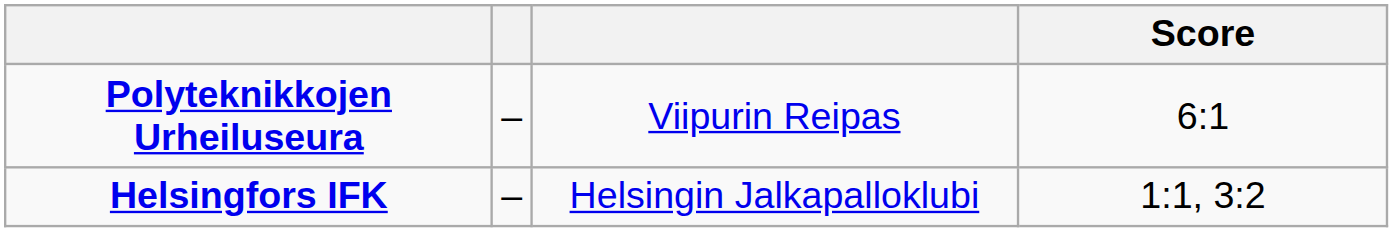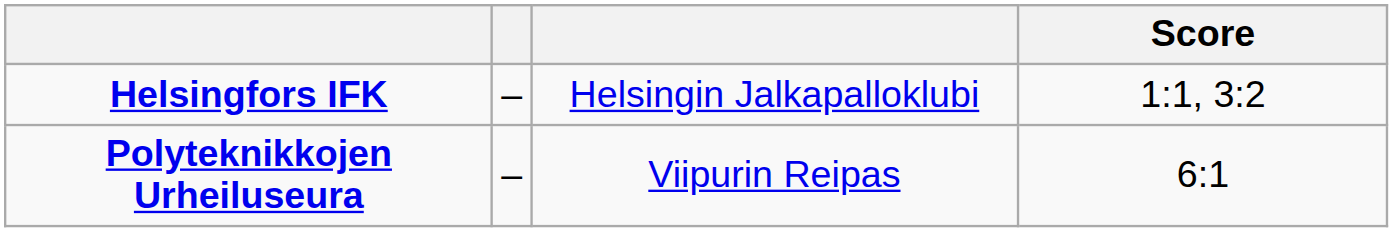rows swapped: (249, 195) <-> (249, 115)
